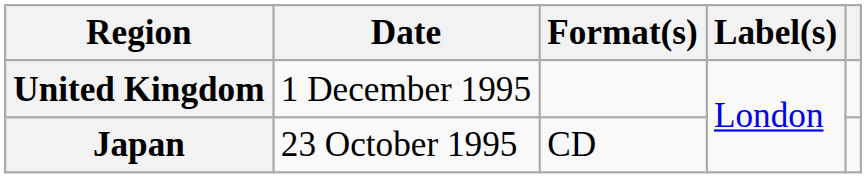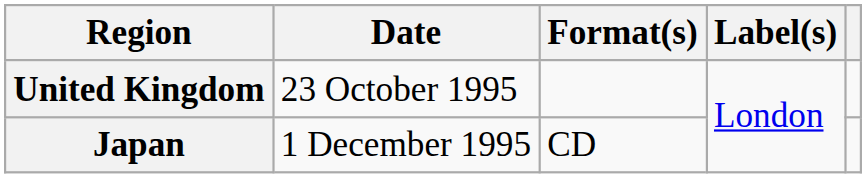(406, 88) 1 December 1995 -> (399, 88) 23 October 1995
(399, 144) 23 October 1995 -> (406, 144) 1 December 1995
